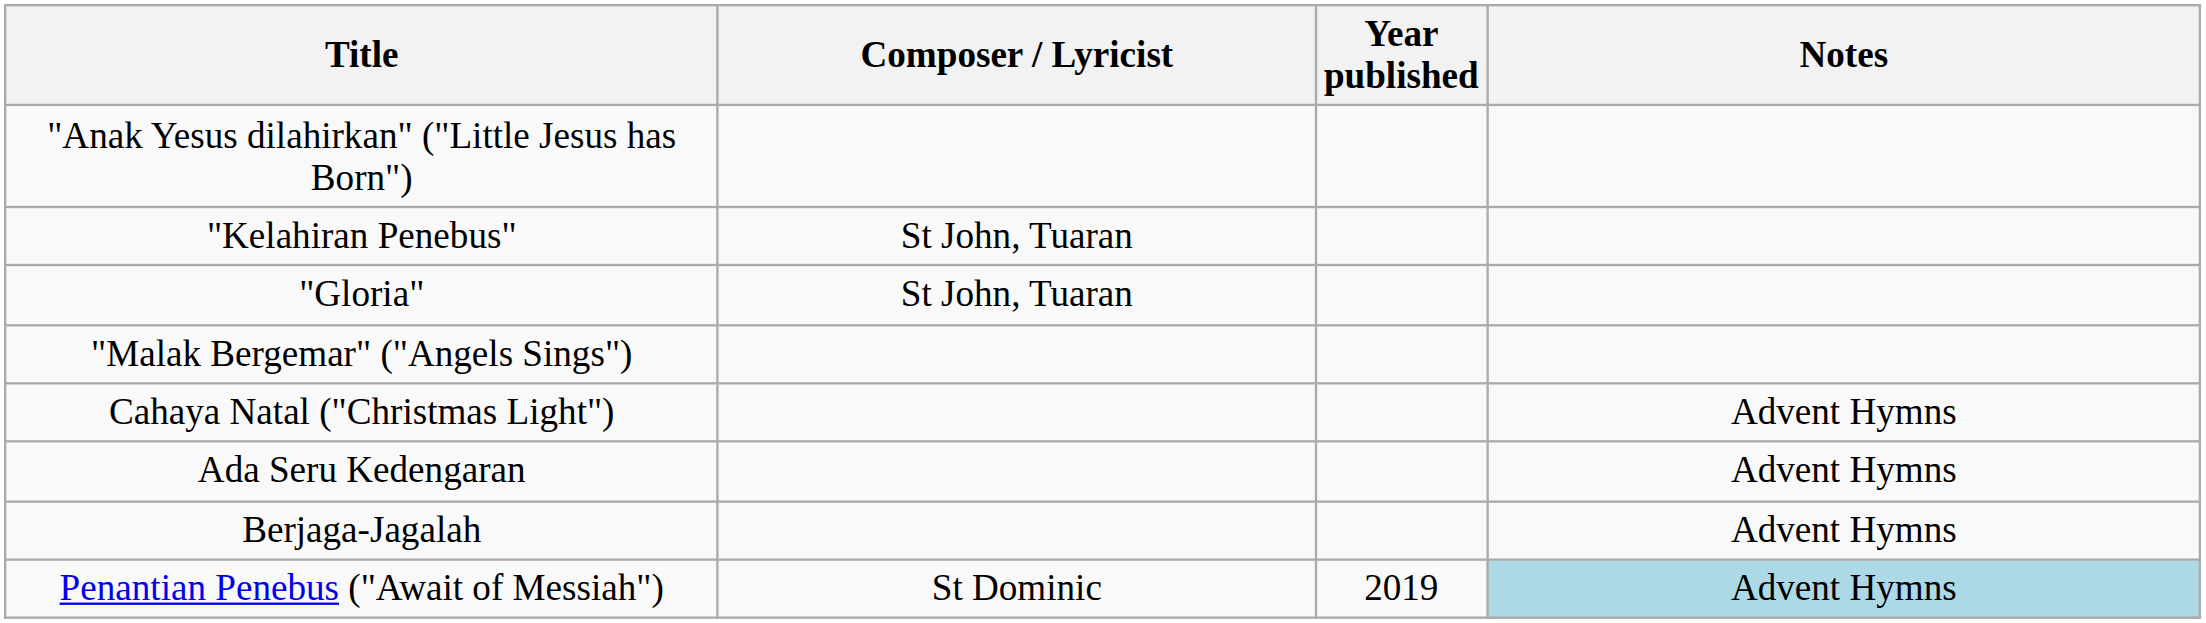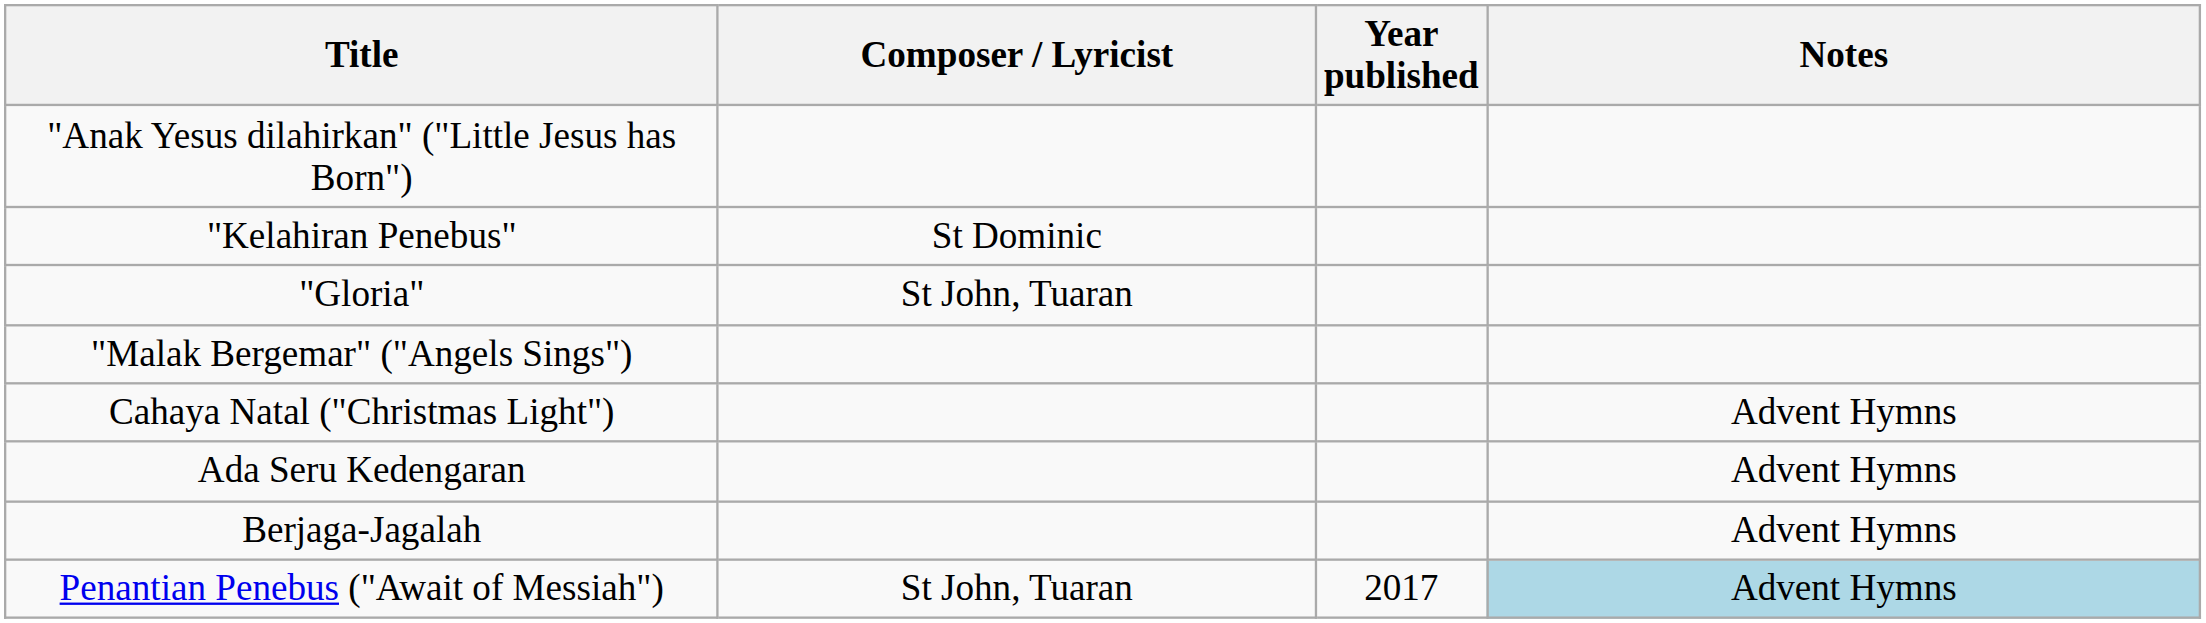(1017, 235) St John, Tuaran -> (1017, 235) St Dominic
(1017, 588) St Dominic -> (1017, 588) St John, Tuaran
(1401, 588) 2019 -> (1401, 588) 2017
